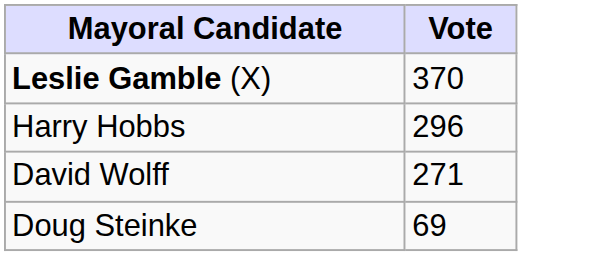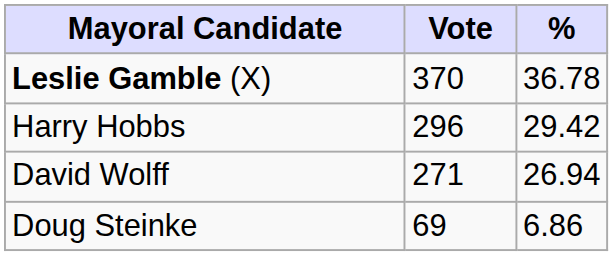+ column: (562, 28)
